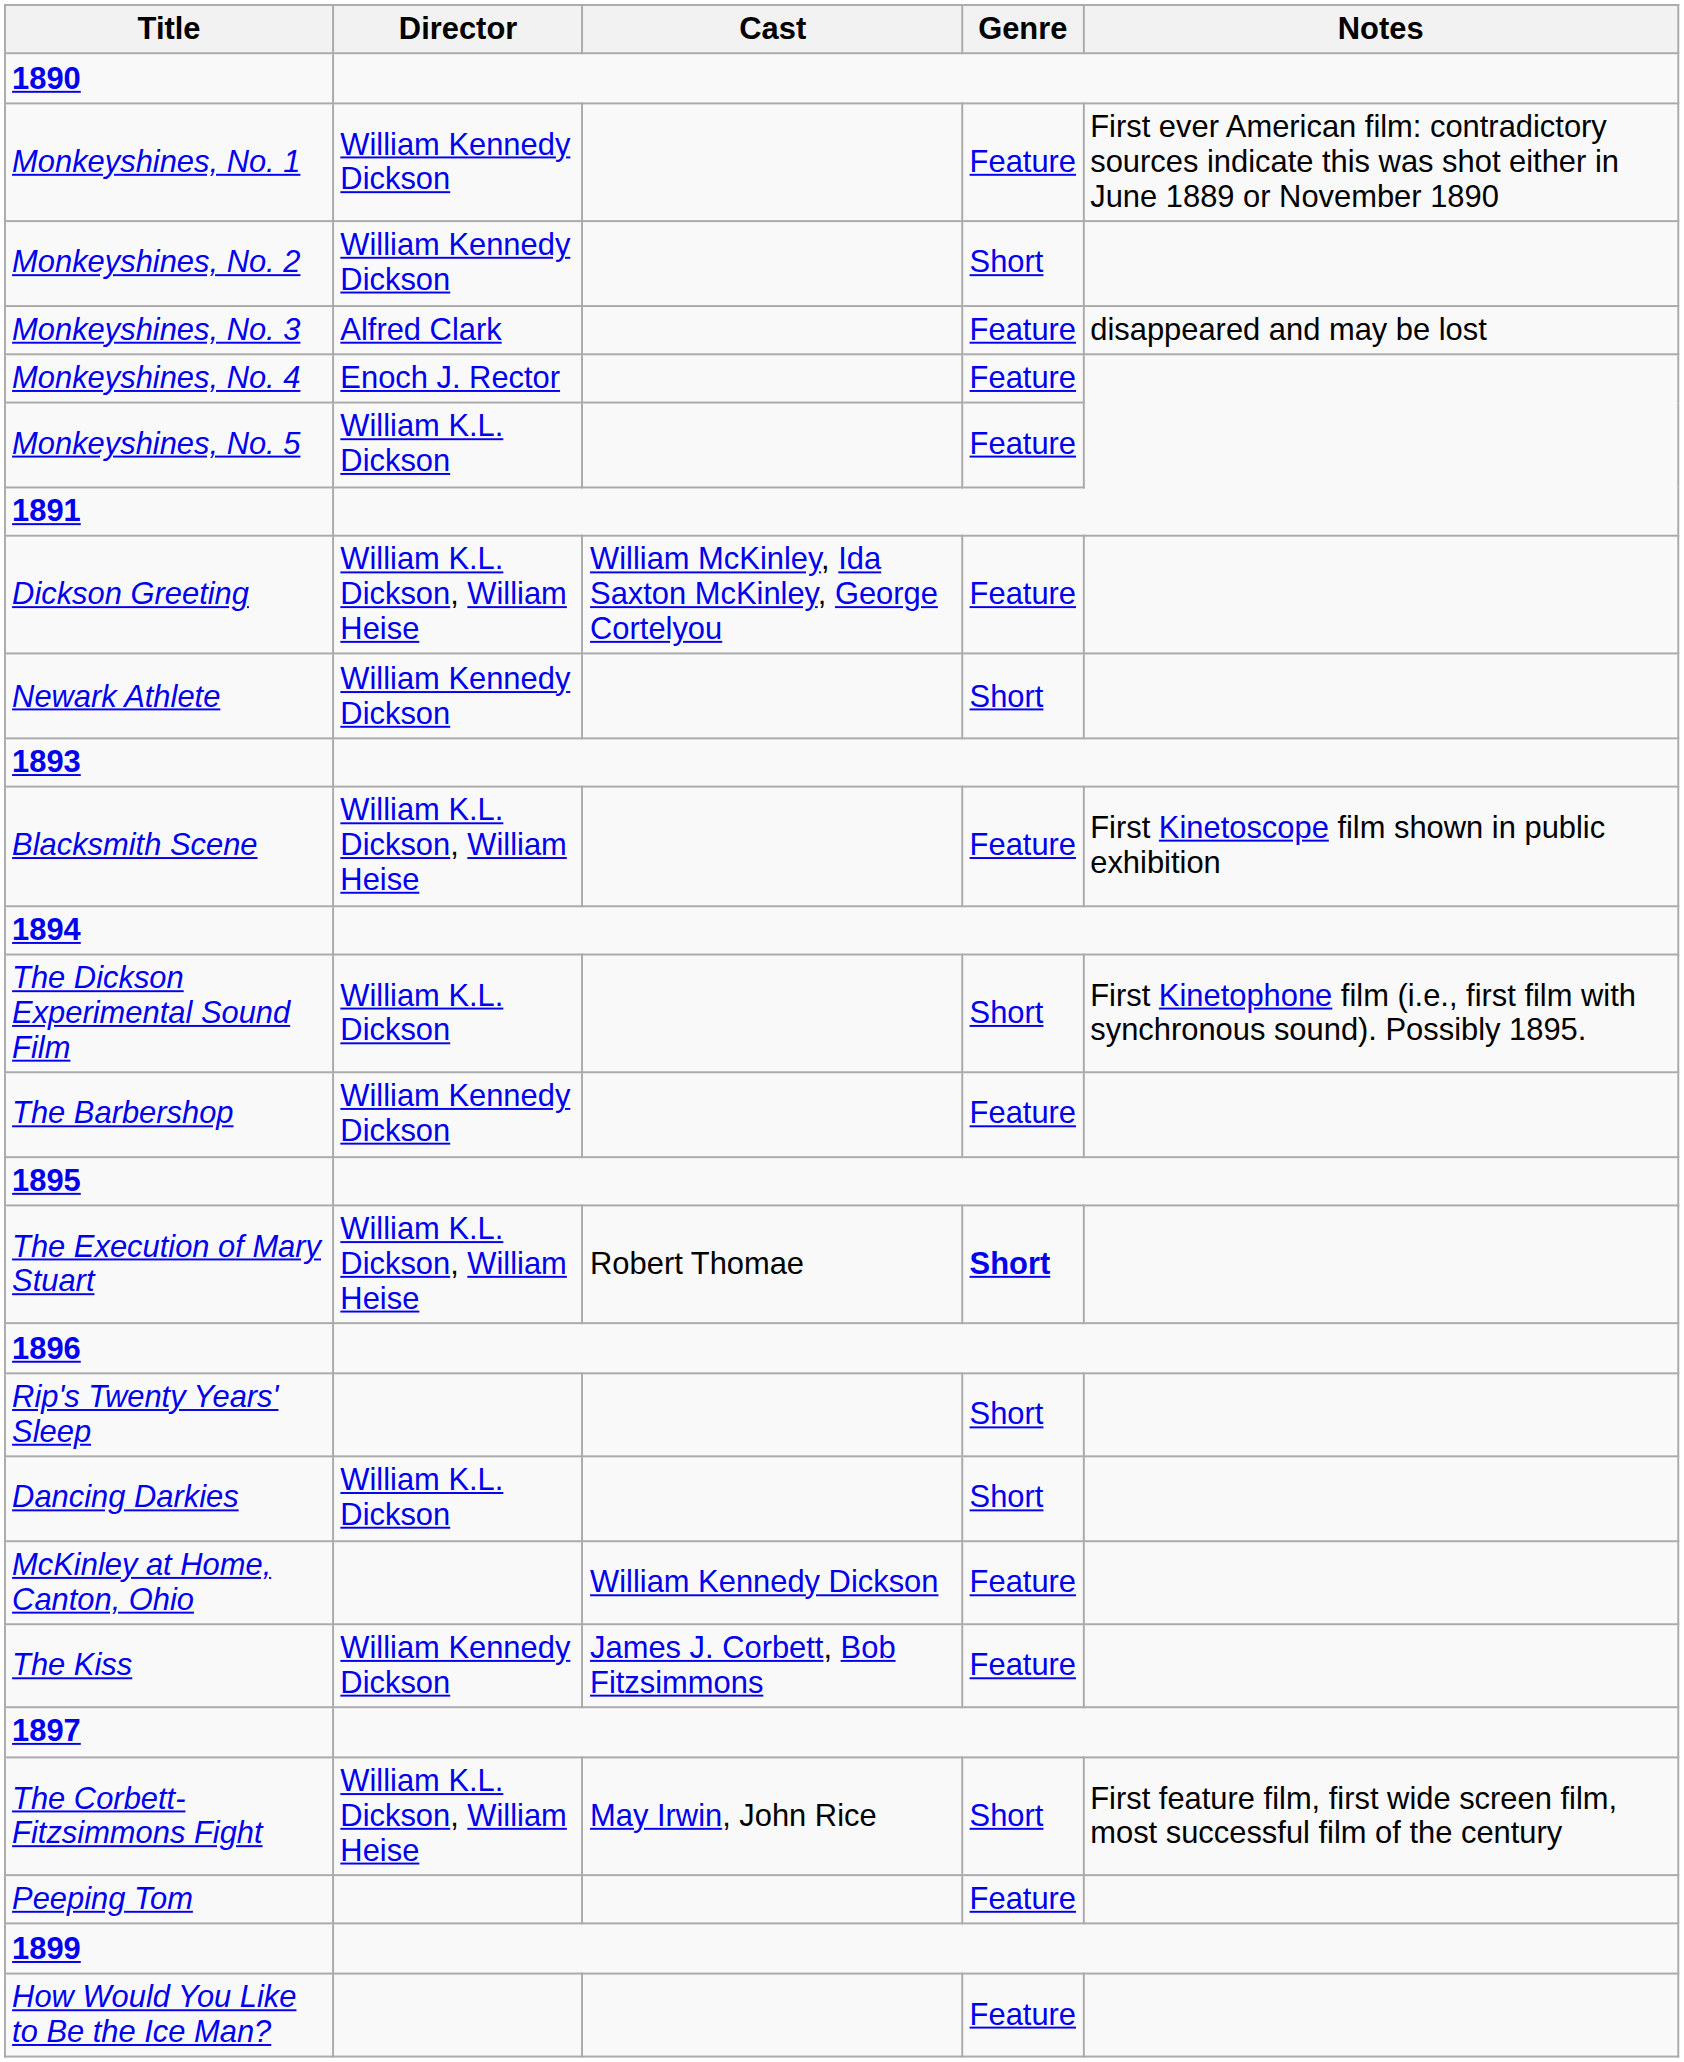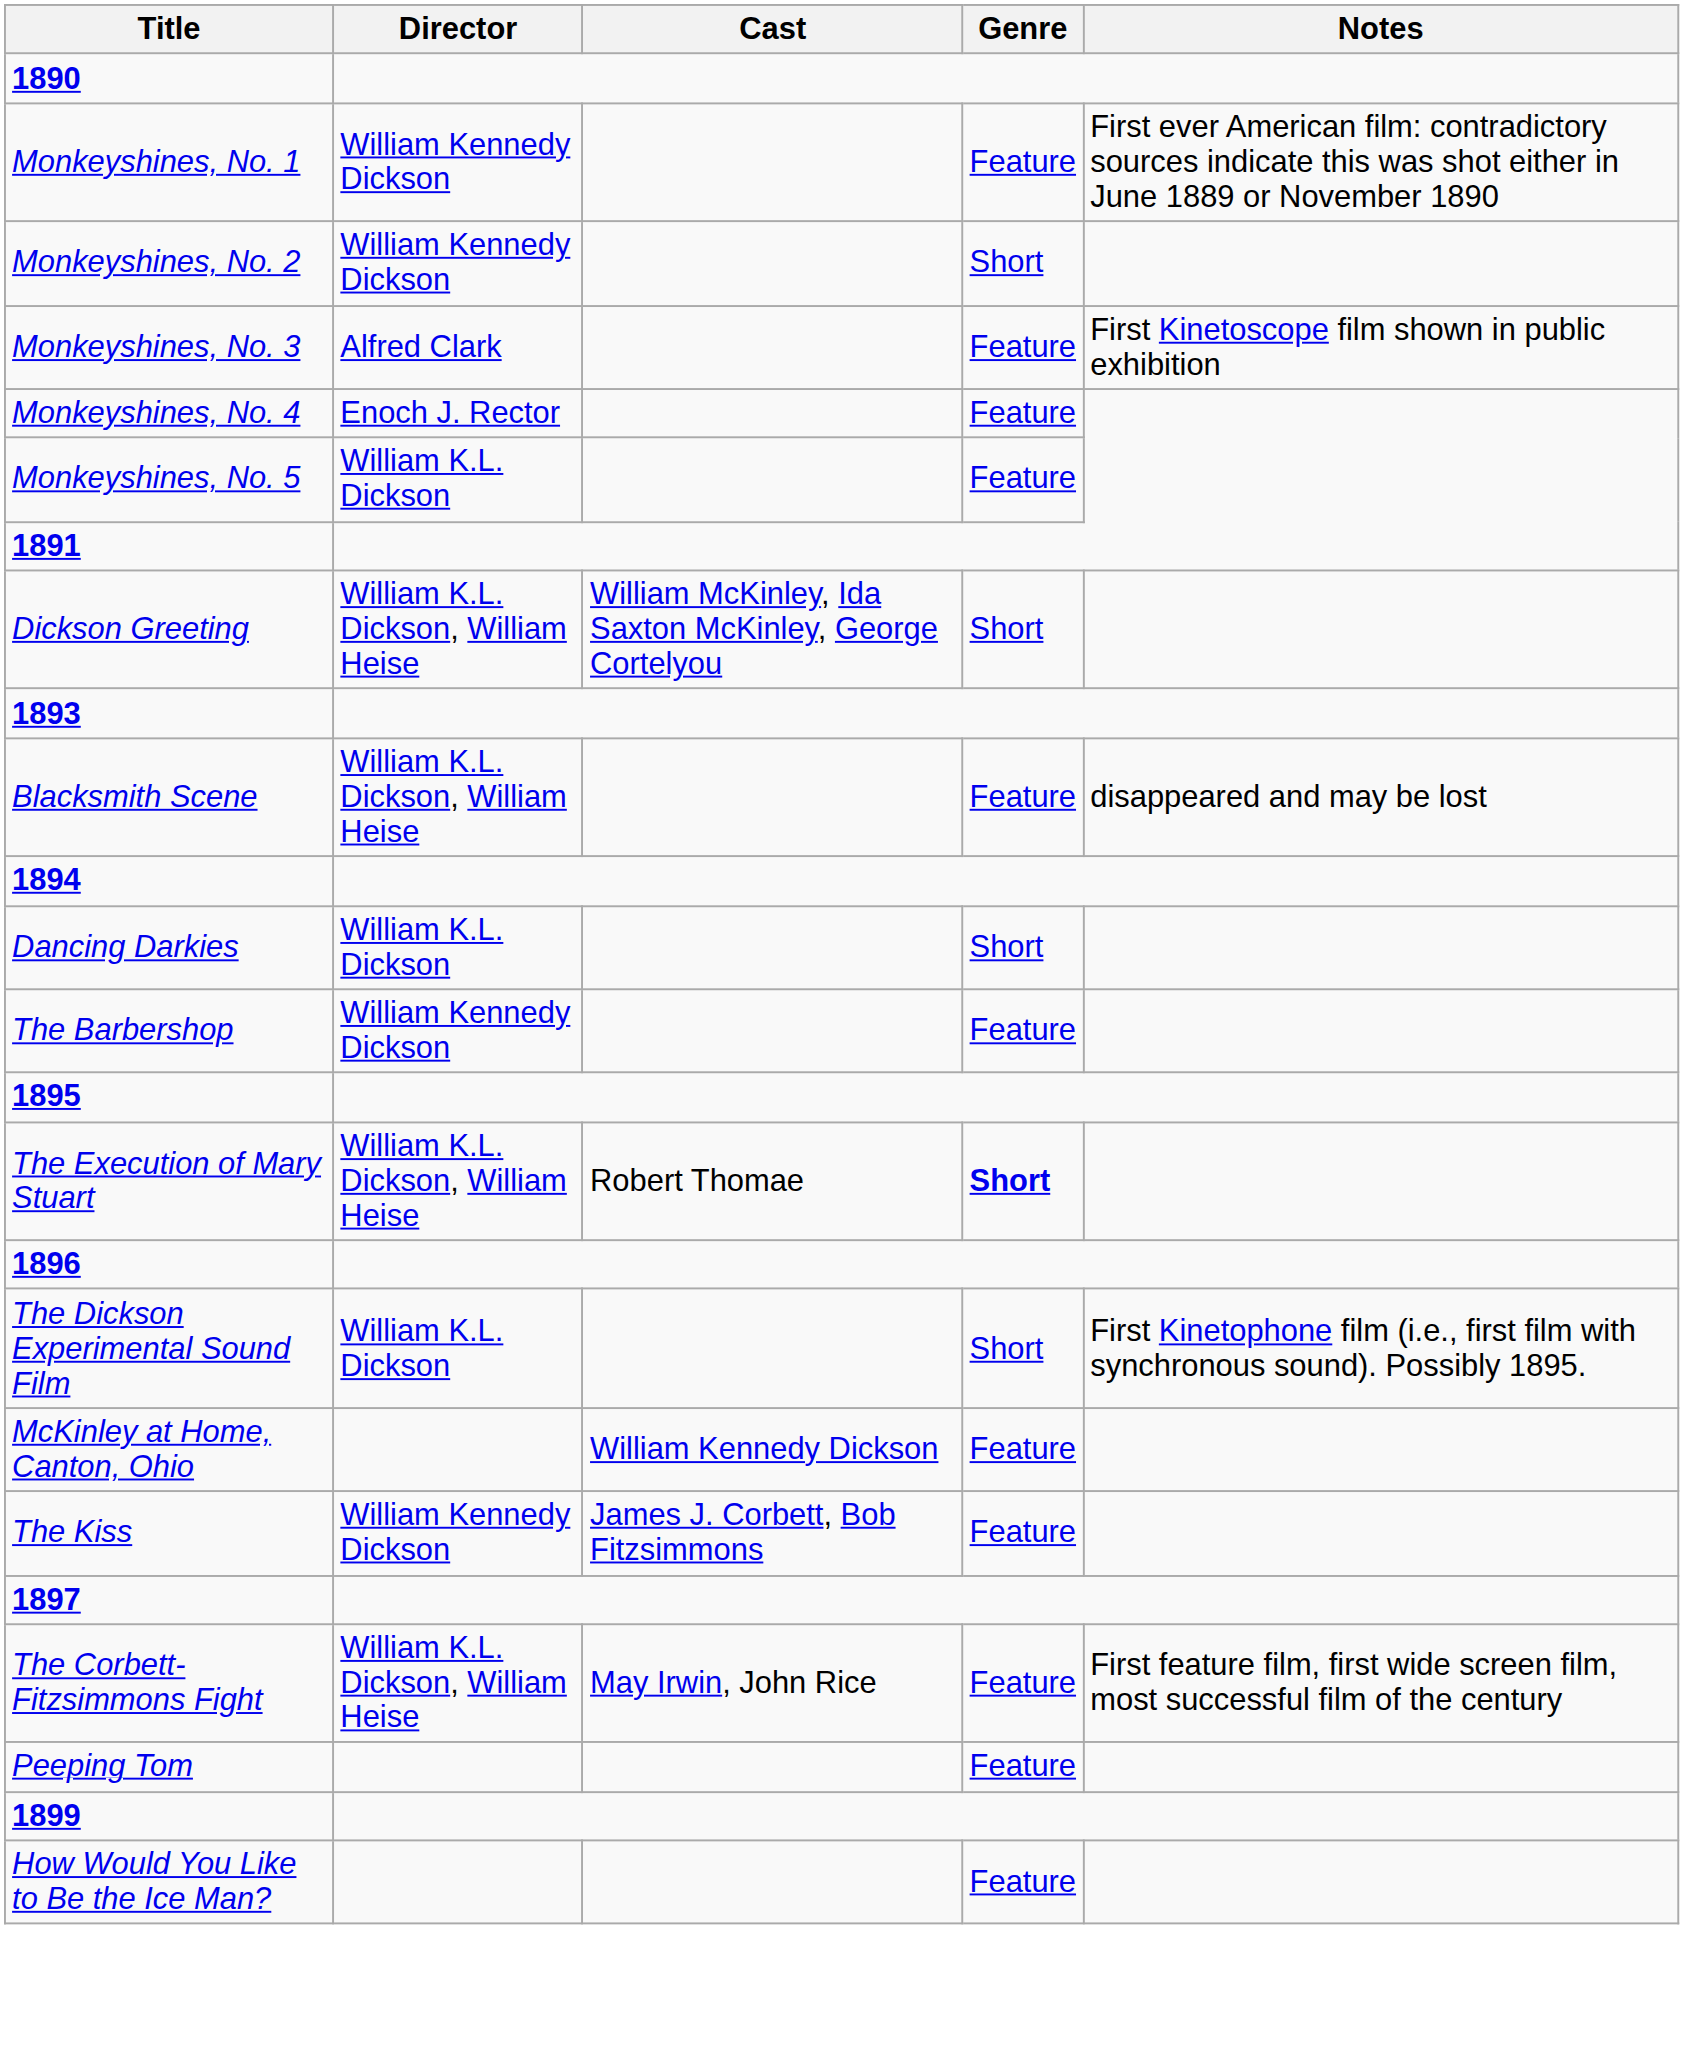(1289, 329) disappeared and may be lost -> (1348, 346) First Kinetoscope film shown in public exhibition
(1023, 594) Feature -> (1007, 629) Short
- row: (116, 695)
(1348, 845) First Kinetoscope film shown in public exhibition -> (1289, 796) disappeared and may be lost
rows swapped: (151, 1013) <-> (125, 1497)
- row: (145, 1414)
(1007, 1815) Short -> (1023, 1682) Feature
